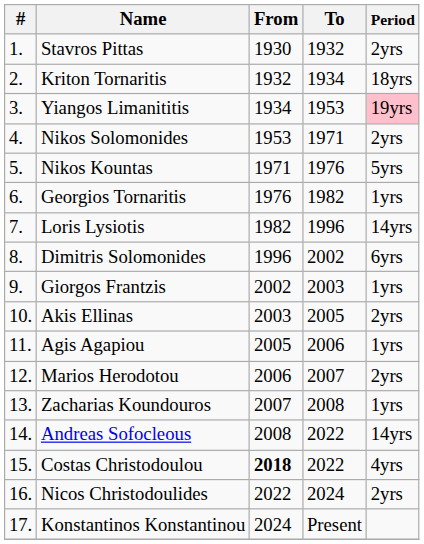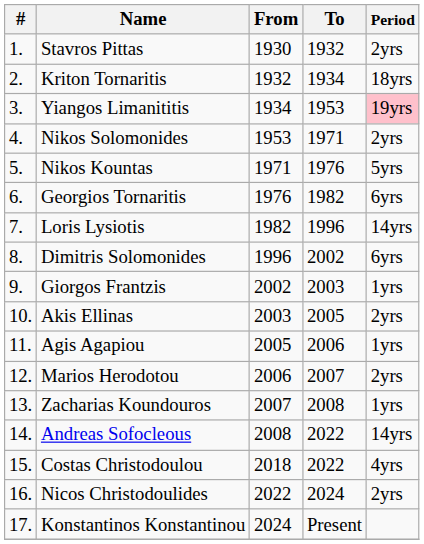(387, 197) 1yrs -> (387, 197) 6yrs
(273, 464) bold -> (273, 464) normal
